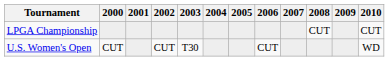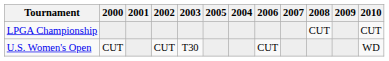columns swapped: (216, 13) <-> (242, 13)
